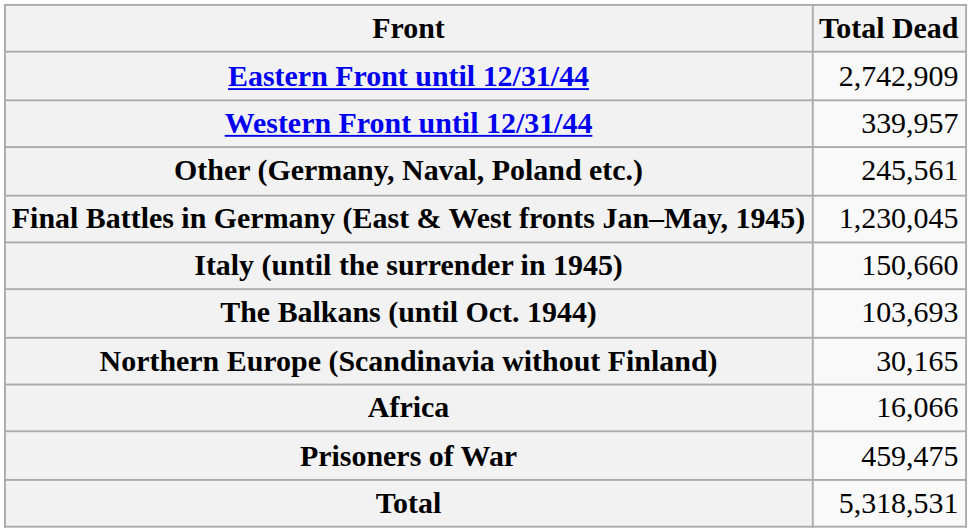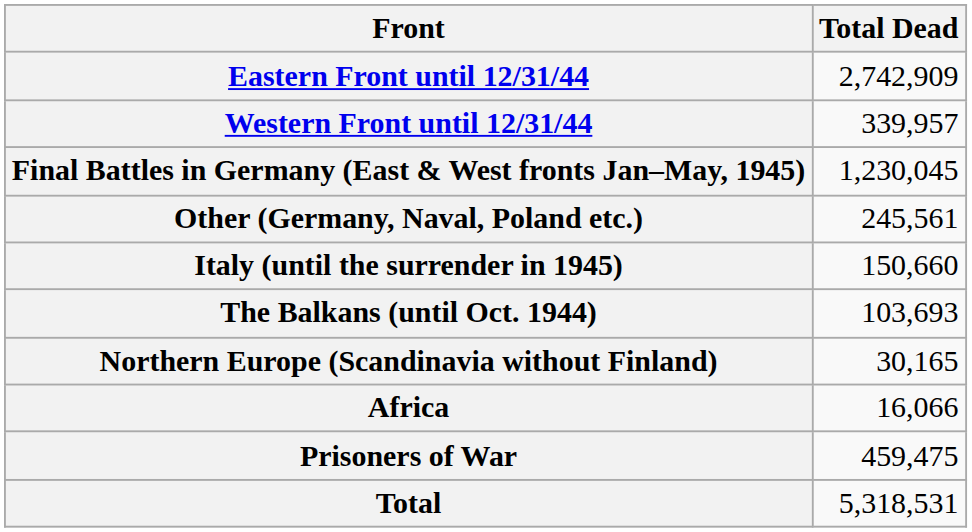rows swapped: (409, 218) <-> (409, 170)
